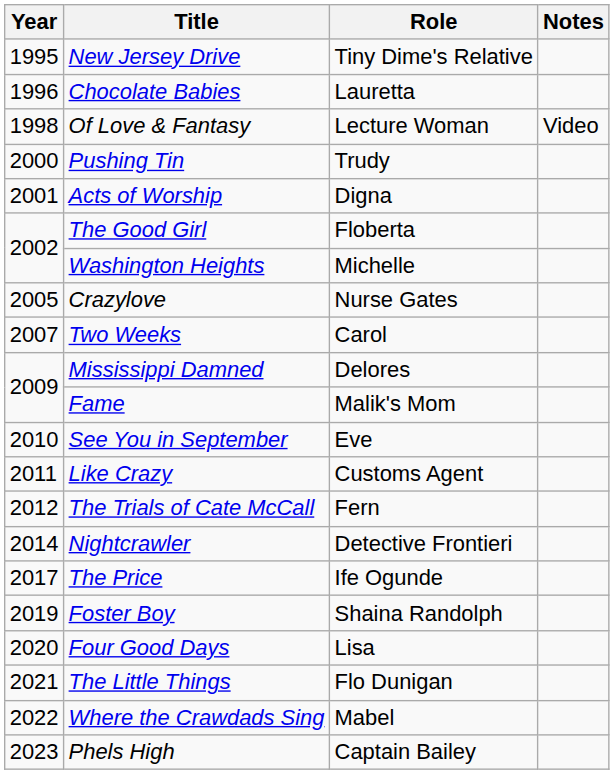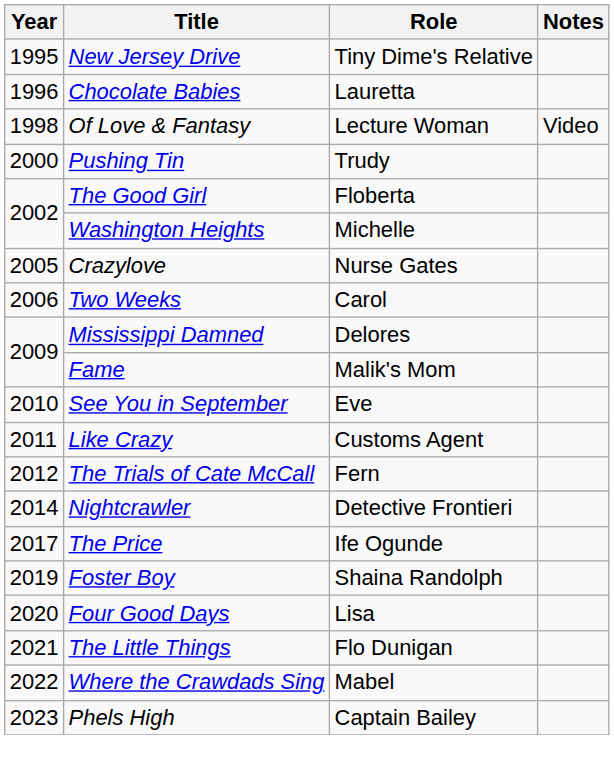- row: (145, 195)
(34, 334) 2007 -> (34, 299) 2006
